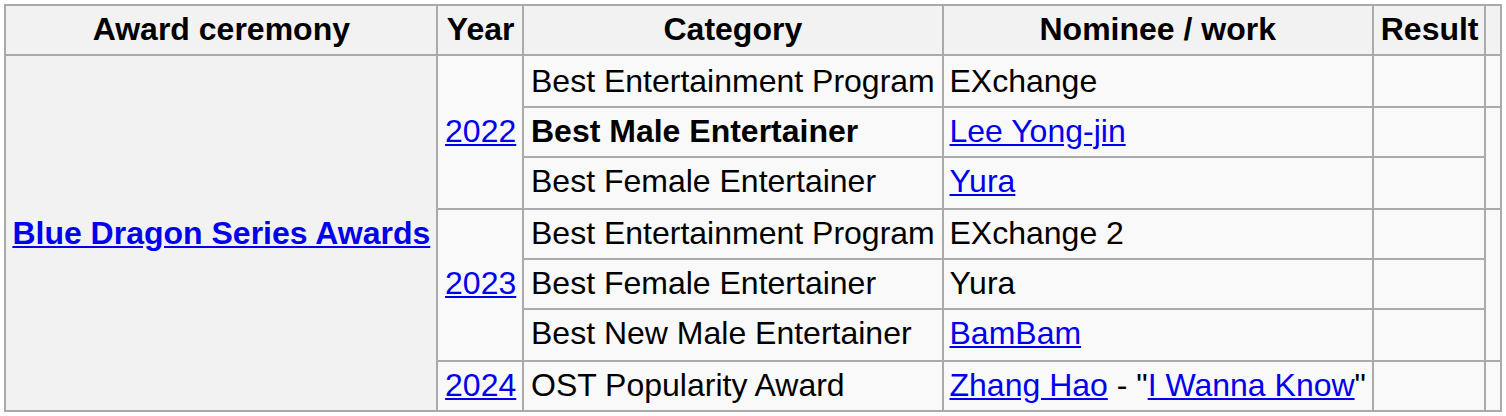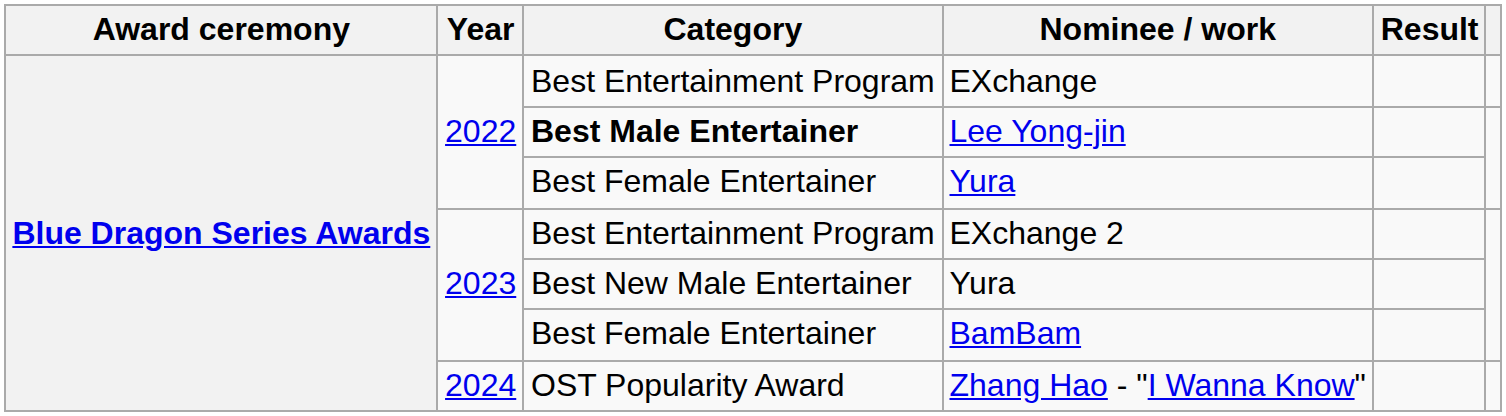(704, 283) Best Female Entertainer -> (721, 283) Best New Male Entertainer
(721, 334) Best New Male Entertainer -> (704, 334) Best Female Entertainer
